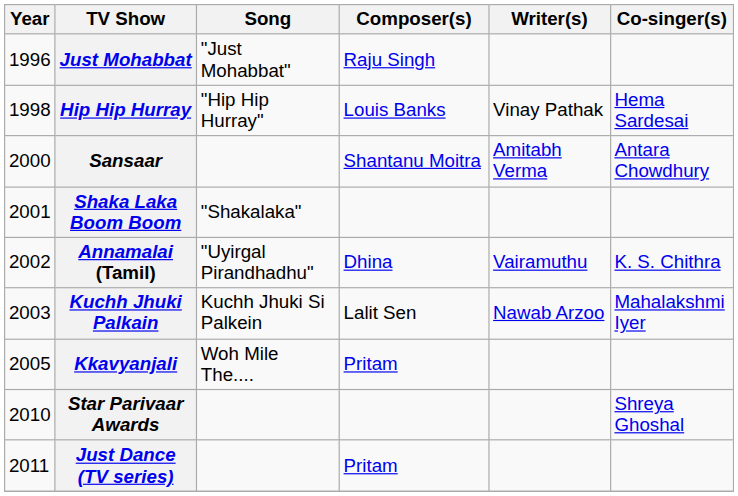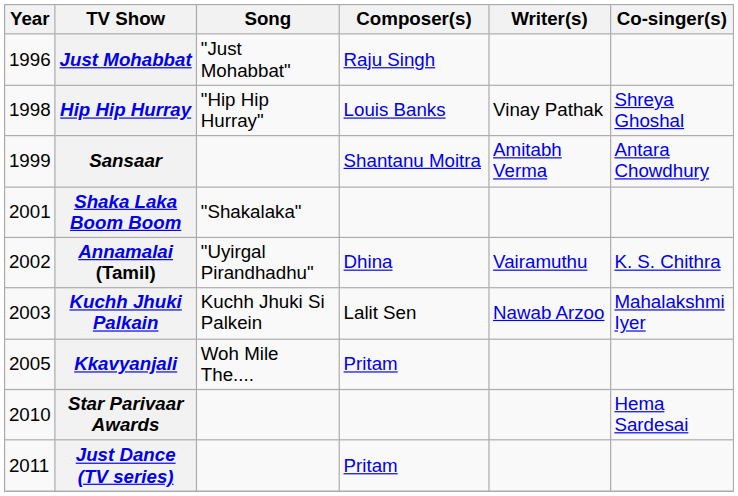(651, 110) Hema Sardesai -> (649, 110) Shreya Ghoshal
(30, 161) 2000 -> (30, 161) 1999
(649, 414) Shreya Ghoshal -> (651, 414) Hema Sardesai
